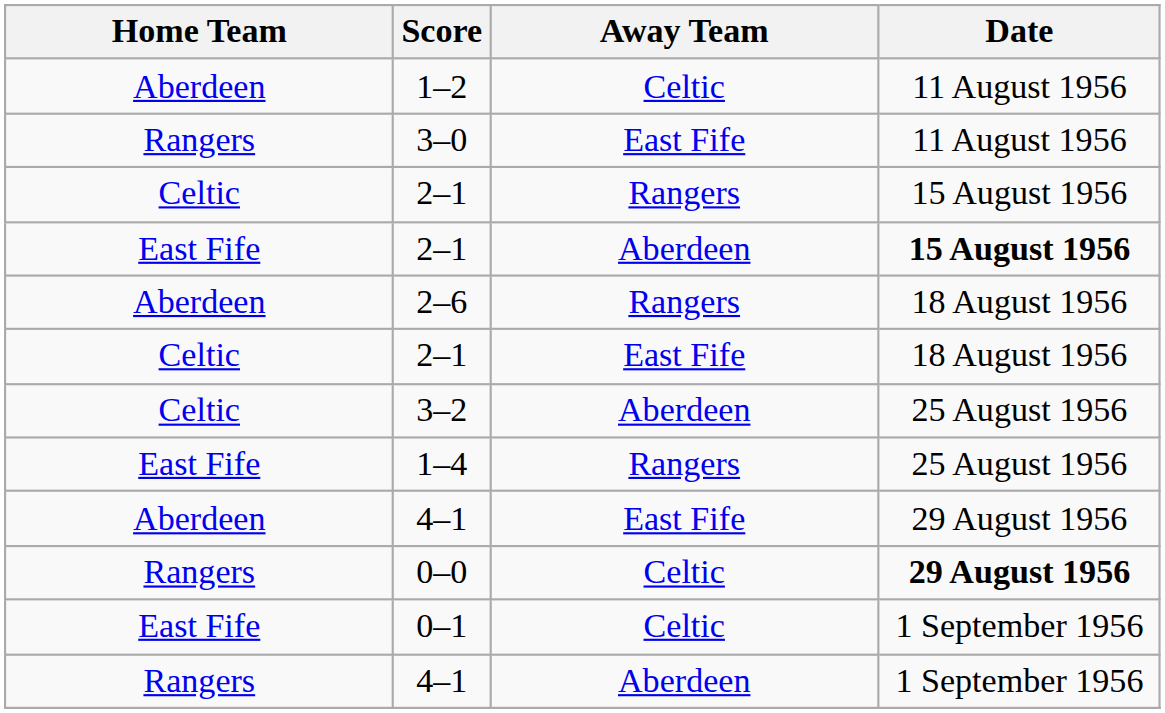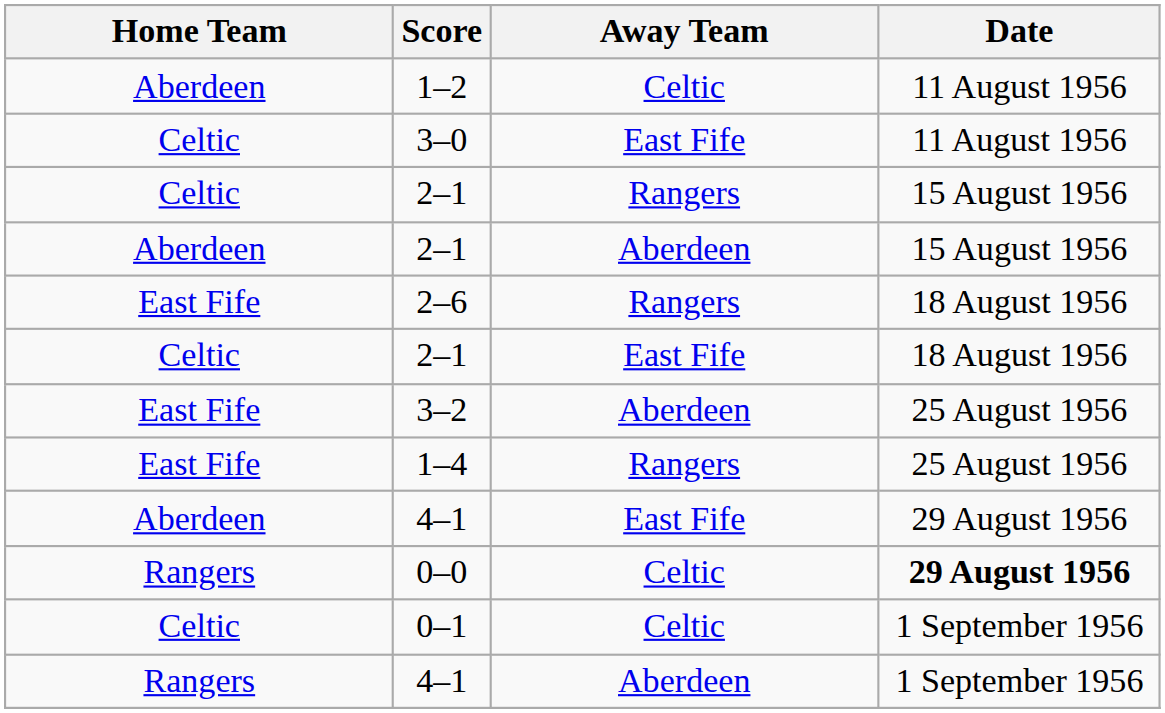(199, 139) Rangers -> (199, 139) Celtic
(199, 247) East Fife -> (199, 247) Aberdeen
(1019, 247) bold -> (1019, 247) normal
(199, 301) Aberdeen -> (199, 301) East Fife
(199, 409) Celtic -> (199, 409) East Fife
(199, 626) East Fife -> (199, 626) Celtic
